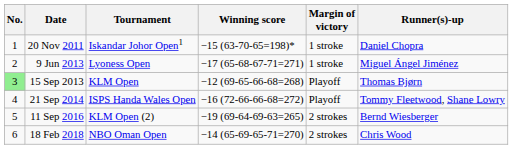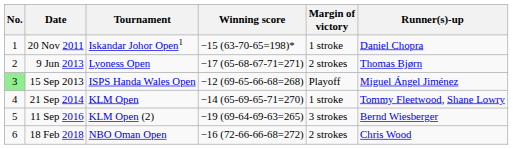(326, 64) 1 stroke -> (328, 64) 2 strokes
(409, 64) Miguel Ángel Jiménez -> (391, 64) Thomas Bjørn
(114, 81) KLM Open -> (142, 81) ISPS Handa Wales Open
(391, 81) Thomas Bjørn -> (409, 81) Miguel Ángel Jiménez
(142, 99) ISPS Handa Wales Open -> (114, 99) KLM Open
(252, 99) −16 (72-66-66-68=272) -> (252, 99) −14 (65-69-65-71=270)
(324, 99) Playoff -> (326, 99) 1 stroke
(328, 117) 2 strokes -> (328, 117) 3 strokes
(252, 135) −14 (65-69-65-71=270) -> (252, 135) −16 (72-66-66-68=272)
